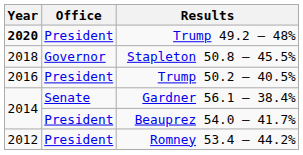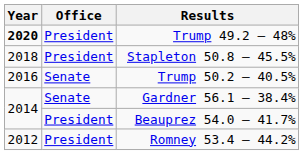(75, 56) Governor -> (79, 56) President
(79, 77) President -> (67, 77) Senate
